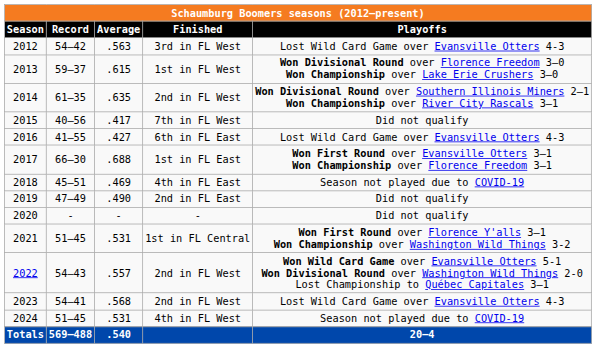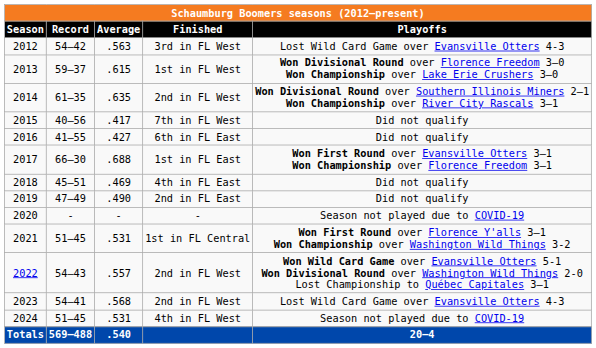(422, 137) Lost Wild Card Game over Evansville Otters 4-3 -> (422, 137) Did not qualify
(422, 182) Season not played due to COVID-19 -> (422, 182) Did not qualify
(422, 216) Did not qualify -> (422, 216) Season not played due to COVID-19
